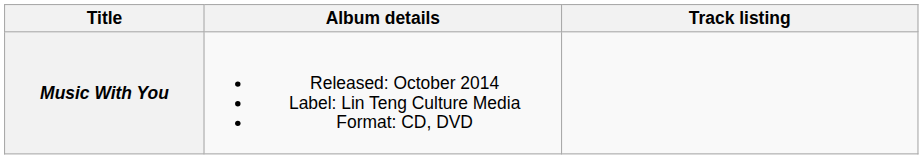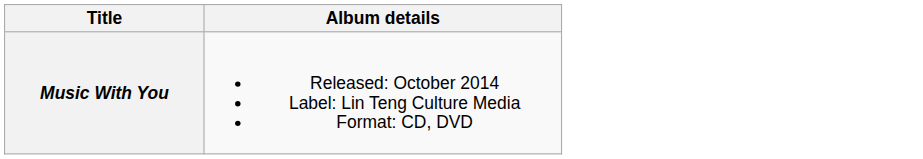- column: (740, 18)
